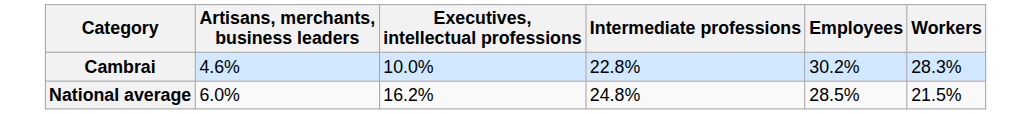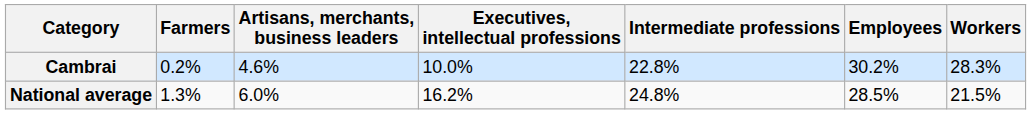+ column: (195, 28)
